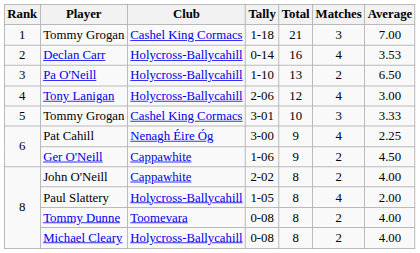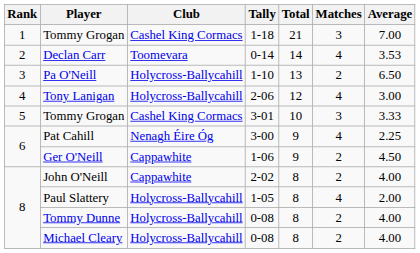(186, 55) Holycross-Ballycahill -> (159, 55) Toomevara
(296, 55) 16 -> (296, 55) 14
(159, 217) Toomevara -> (186, 217) Holycross-Ballycahill
